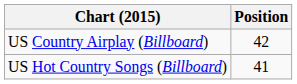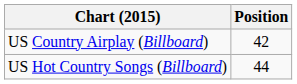(261, 66) 41 -> (261, 66) 44
